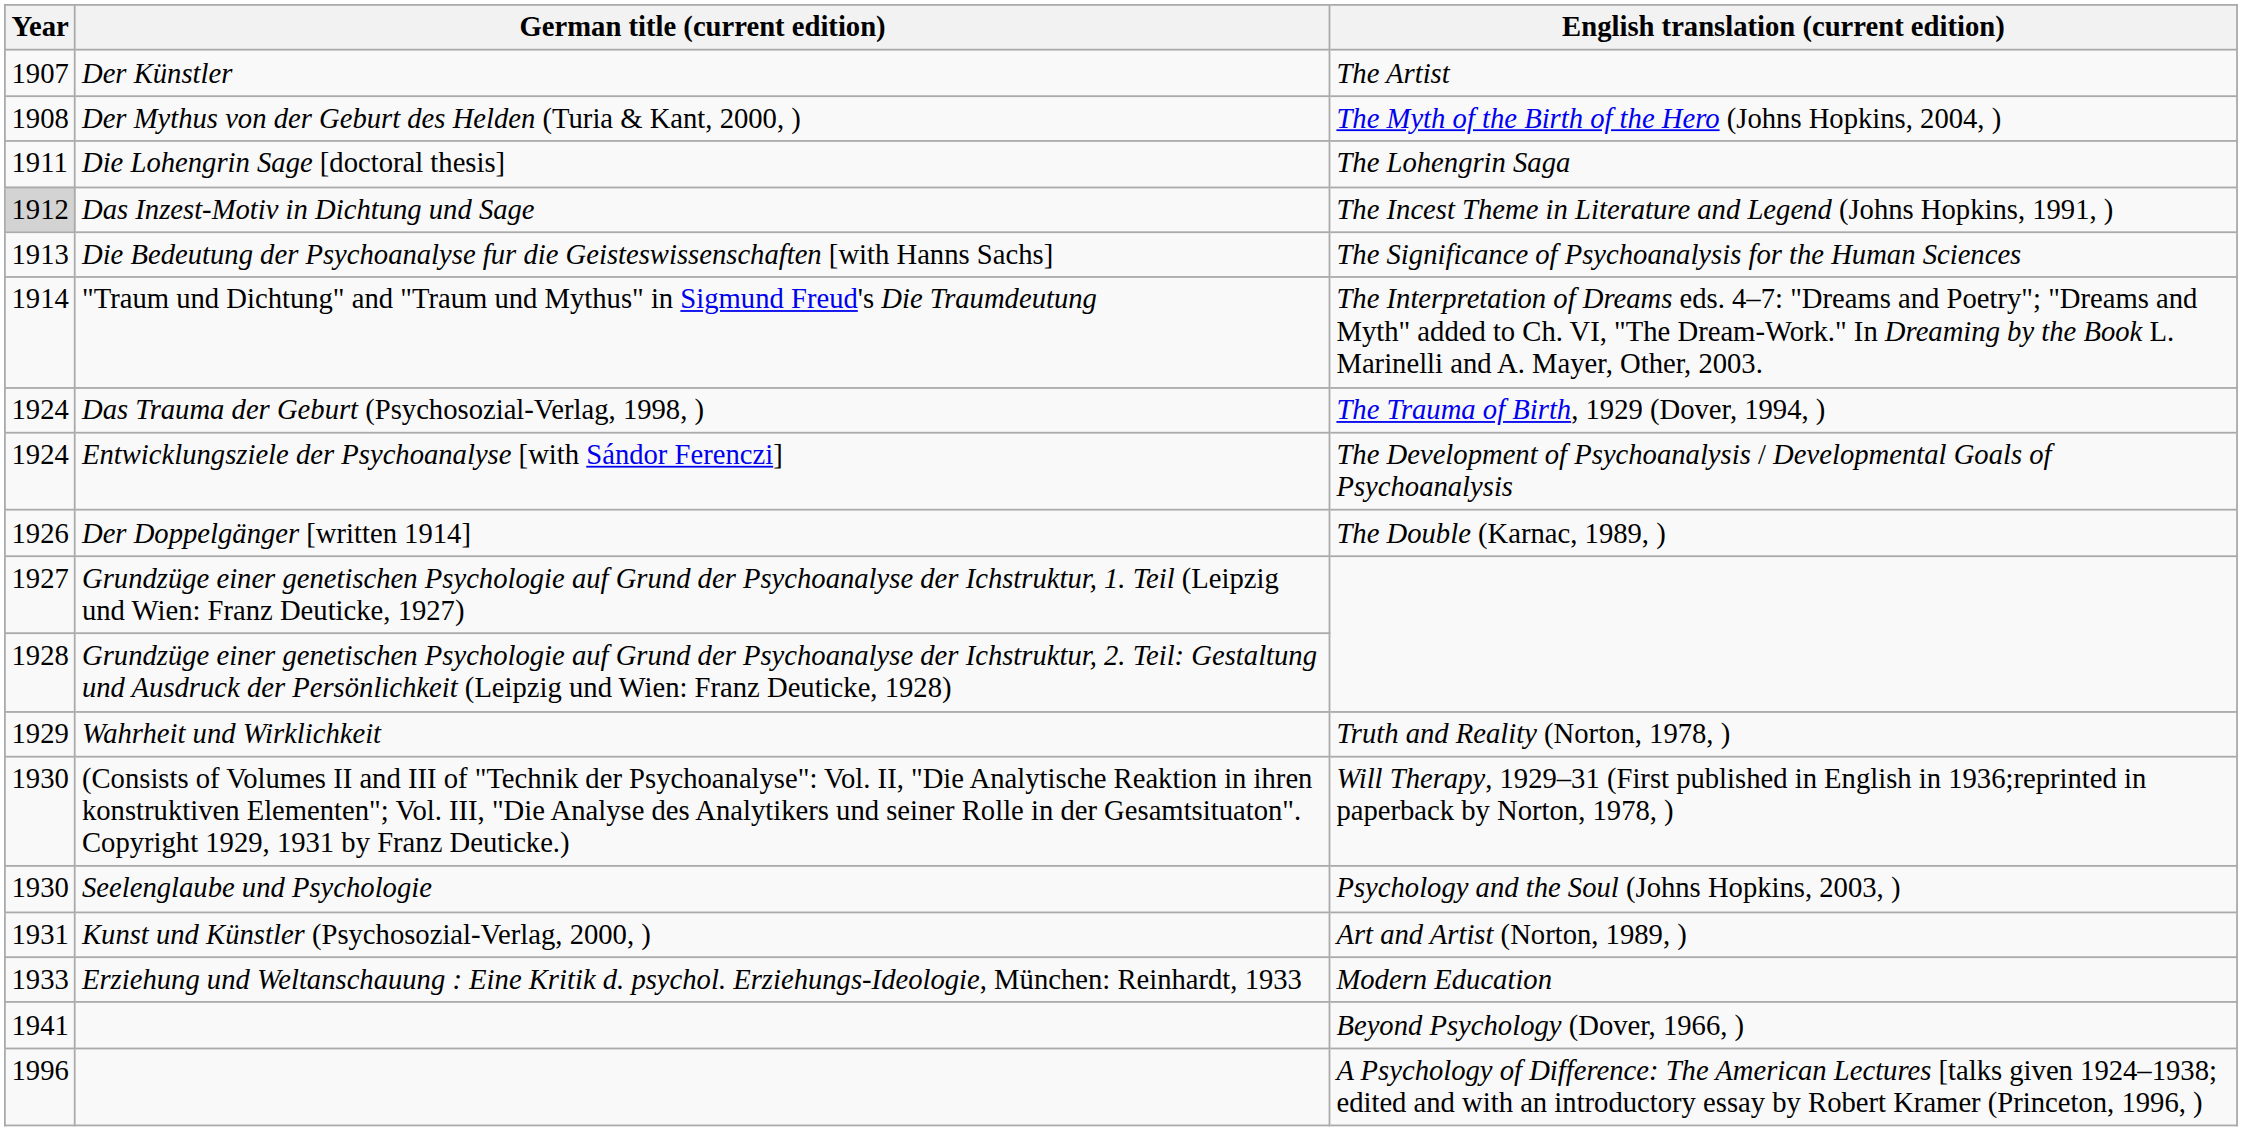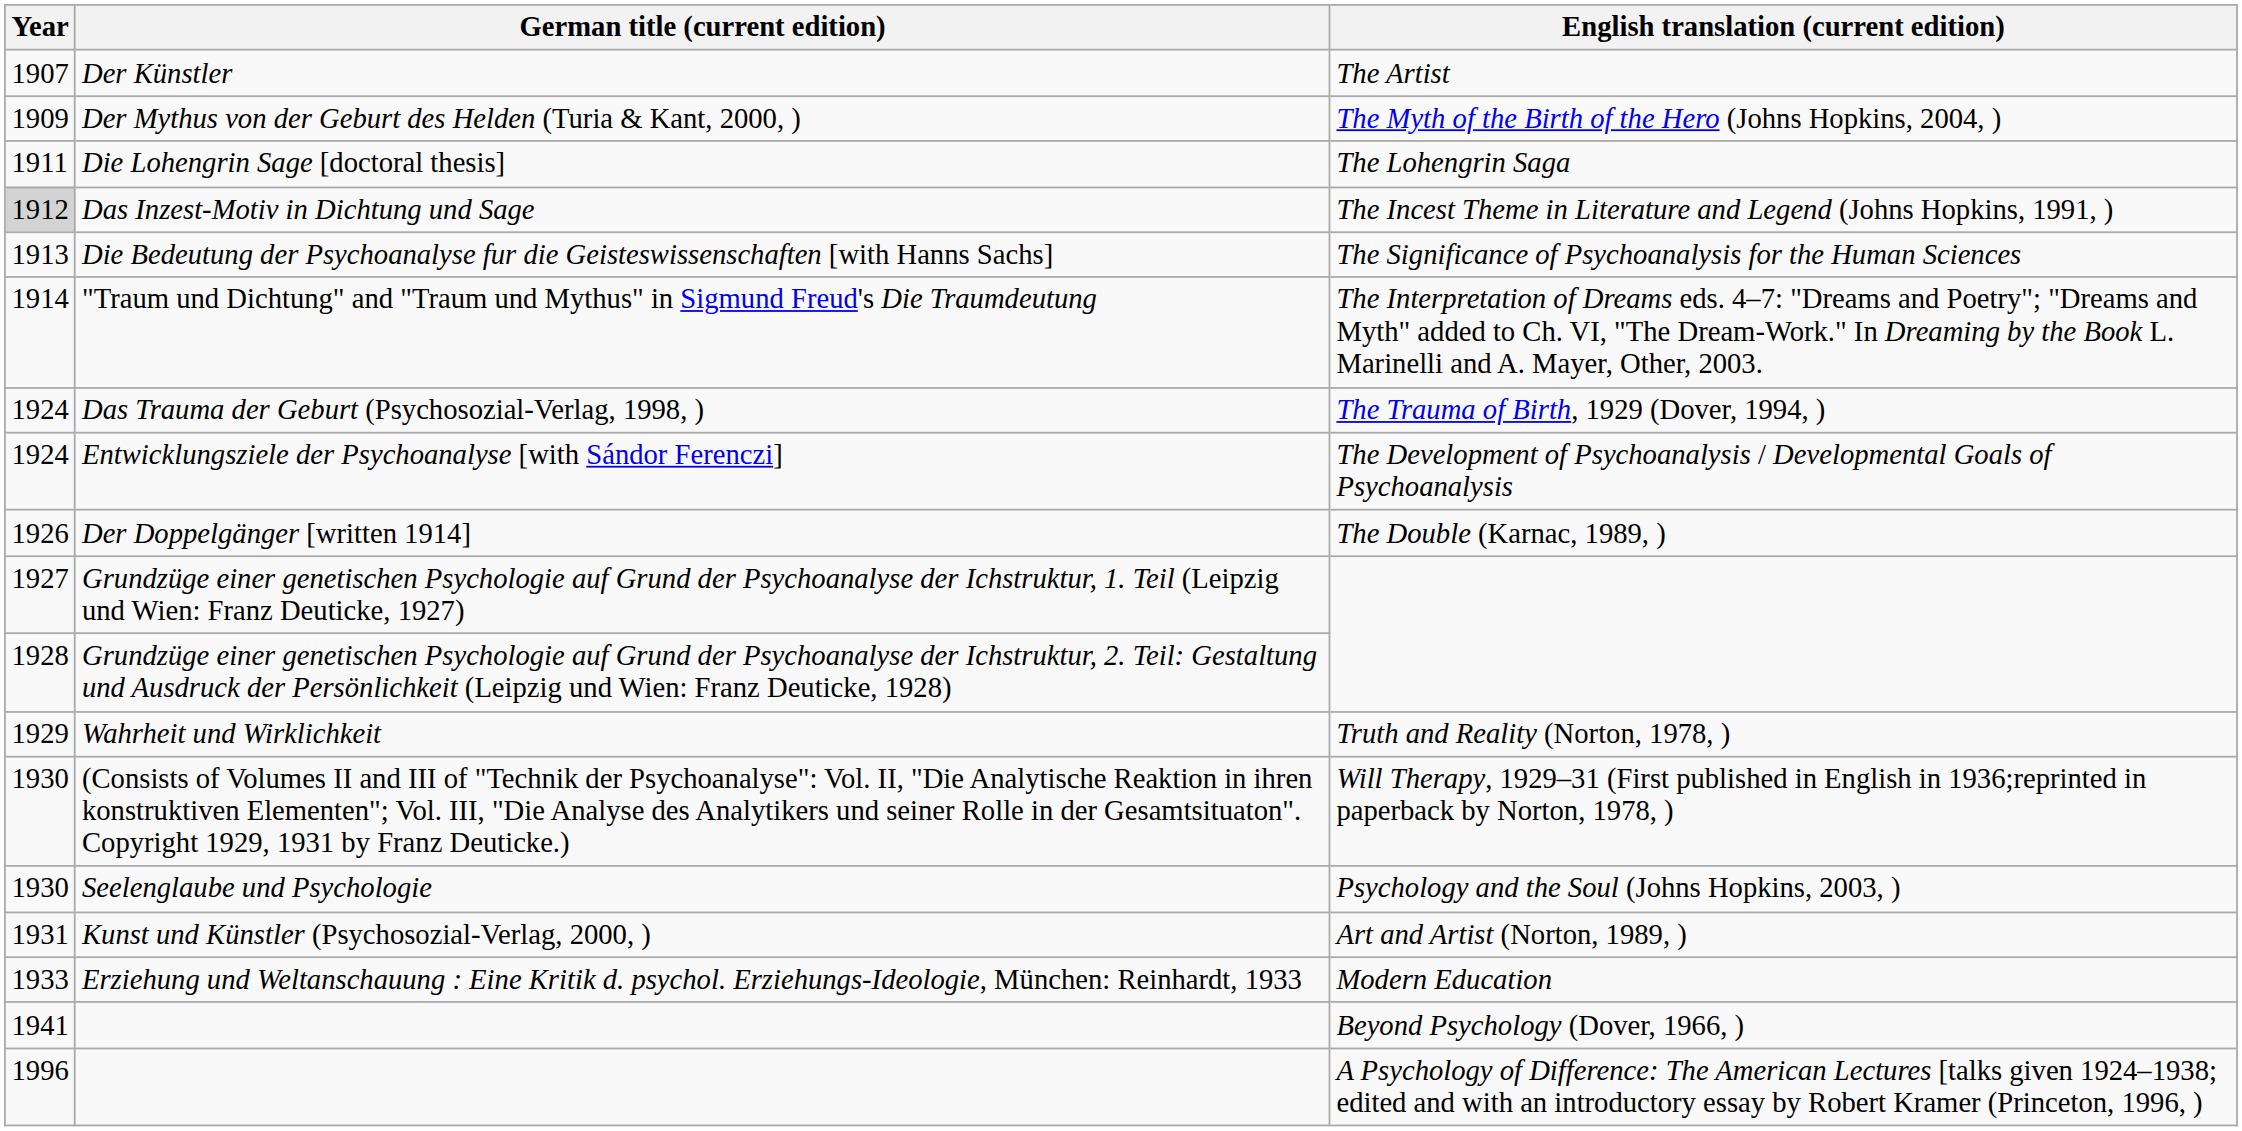(40, 118) 1908 -> (40, 118) 1909
